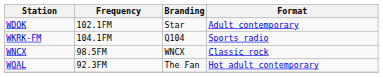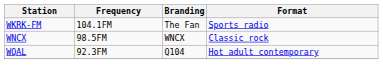- row: (16, 25)
(174, 38) Q104 -> (182, 25) The Fan
(182, 65) The Fan -> (174, 52) Q104
